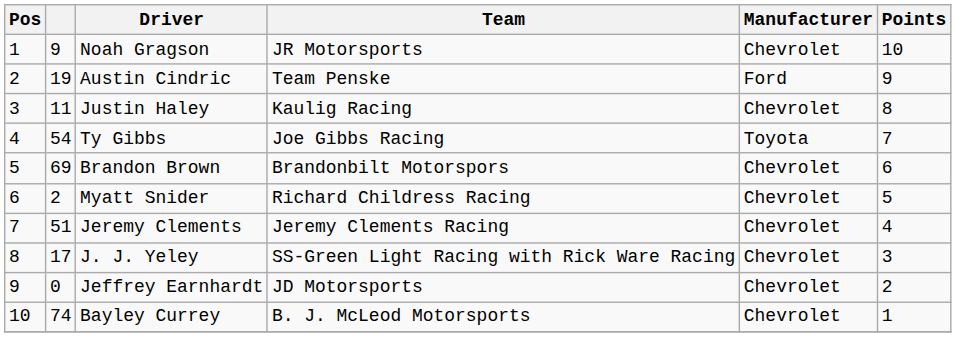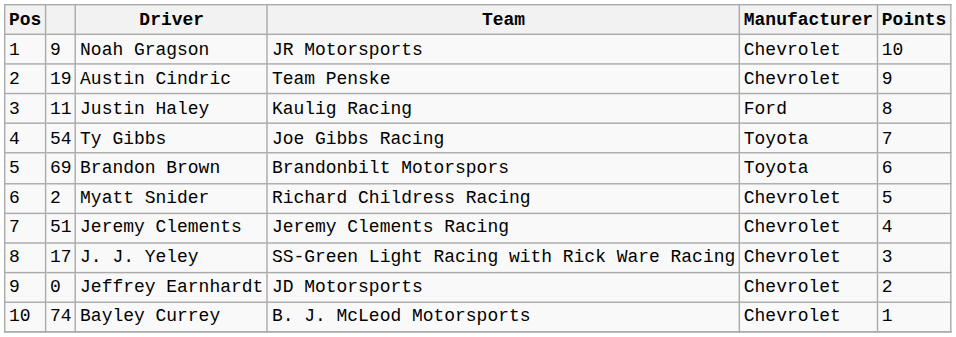(765, 79) Ford -> (792, 79) Chevrolet
(792, 109) Chevrolet -> (765, 109) Ford
(792, 168) Chevrolet -> (776, 168) Toyota
